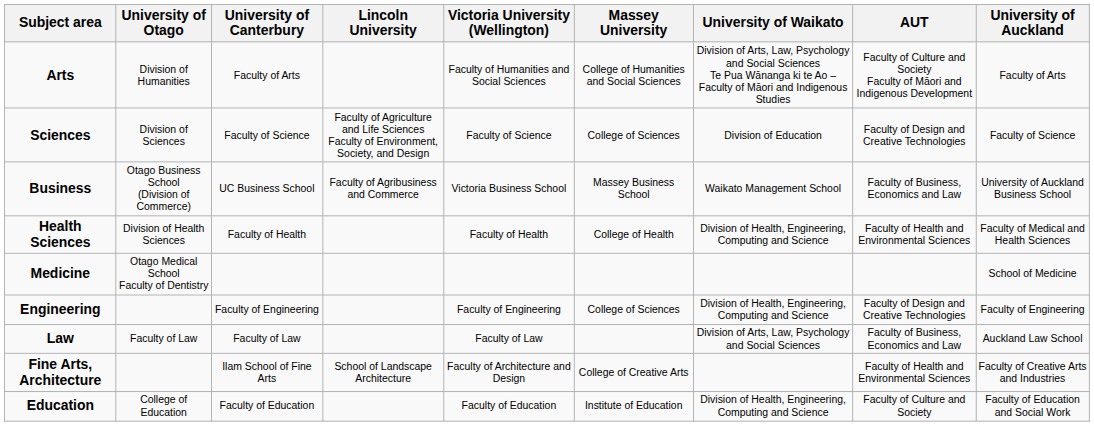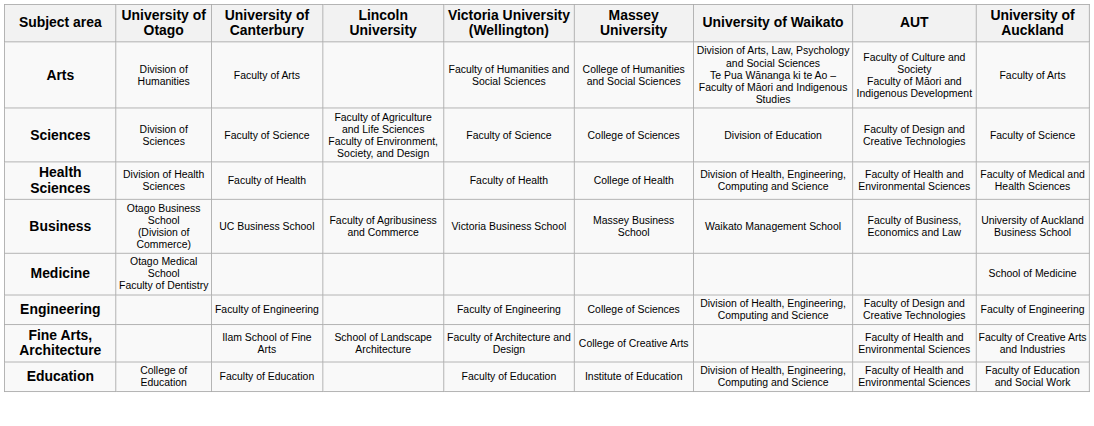rows swapped: (60, 188) <-> (60, 234)
- row: (60, 339)
(914, 406) Faculty of Culture and Society -> (914, 377) Faculty of Health and Environmental Sciences
